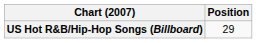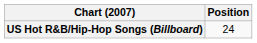(228, 29) 29 -> (228, 29) 24
